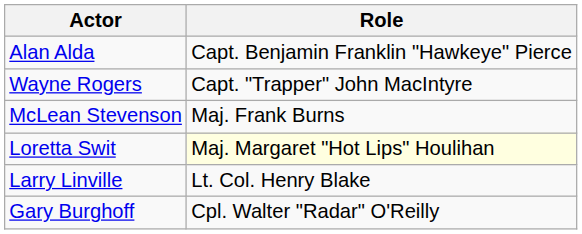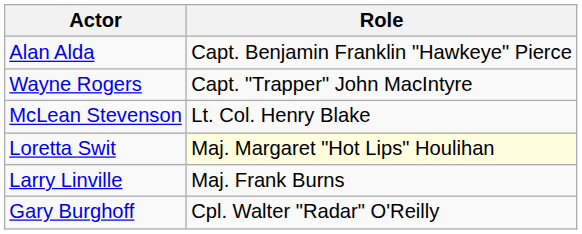(268, 116) Maj. Frank Burns -> (281, 116) Lt. Col. Henry Blake
(281, 180) Lt. Col. Henry Blake -> (268, 180) Maj. Frank Burns
